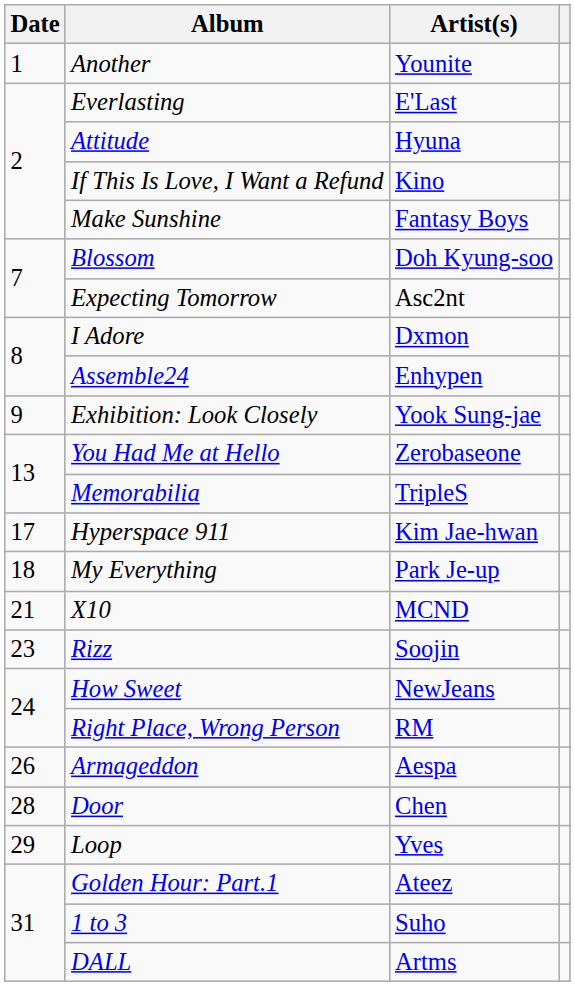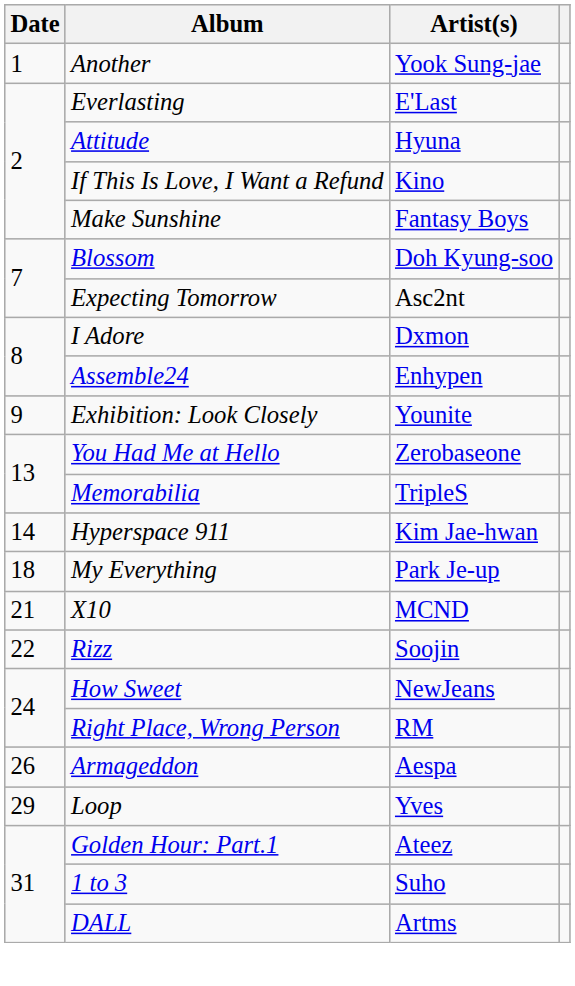(433, 63) Younite -> (468, 63) Yook Sung-jae
(468, 414) Yook Sung-jae -> (433, 414) Younite
(23, 532) 17 -> (23, 532) 14
(23, 649) 23 -> (23, 649) 22
- row: (97, 805)
